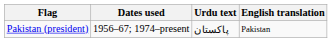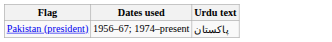- column: (283, 12)
